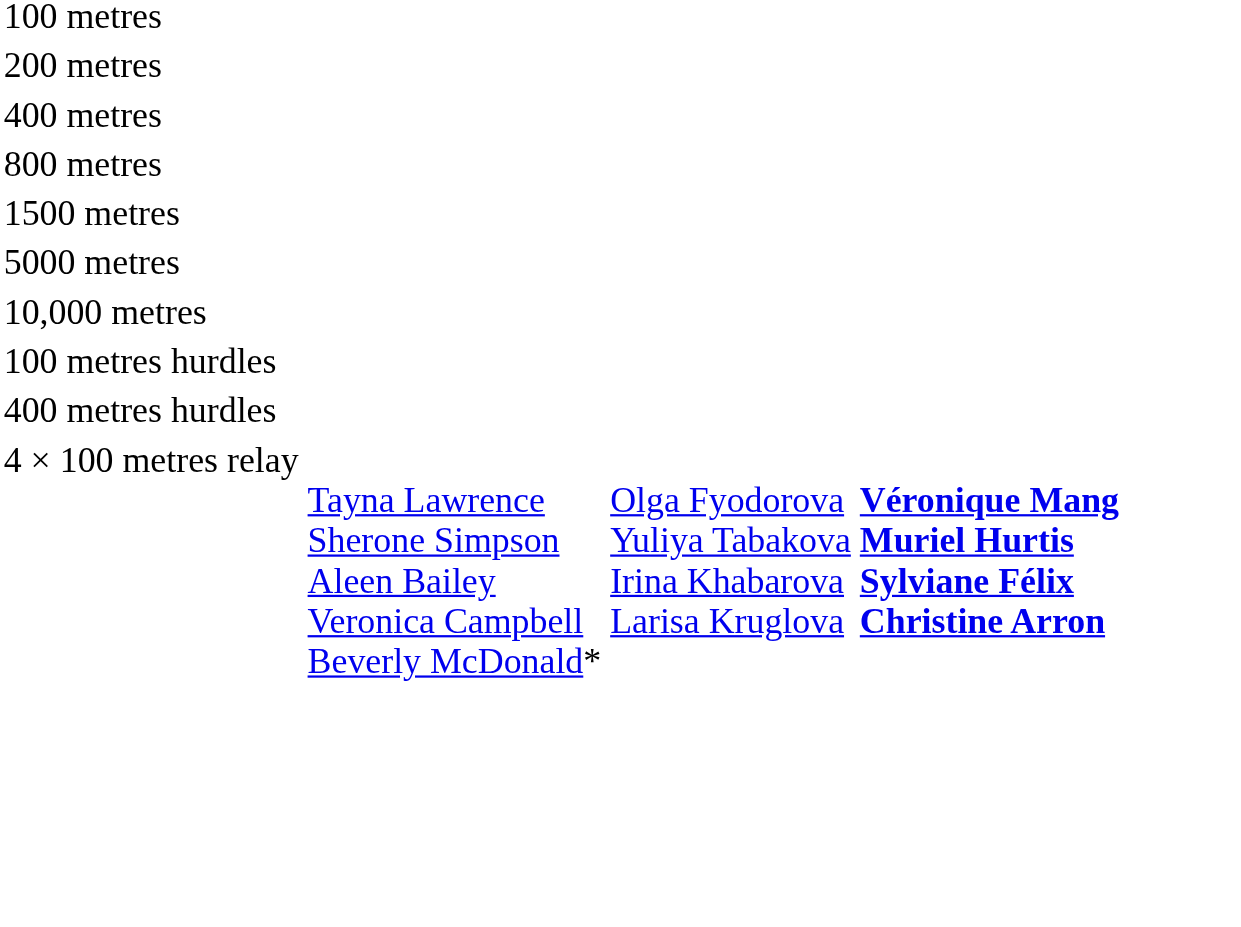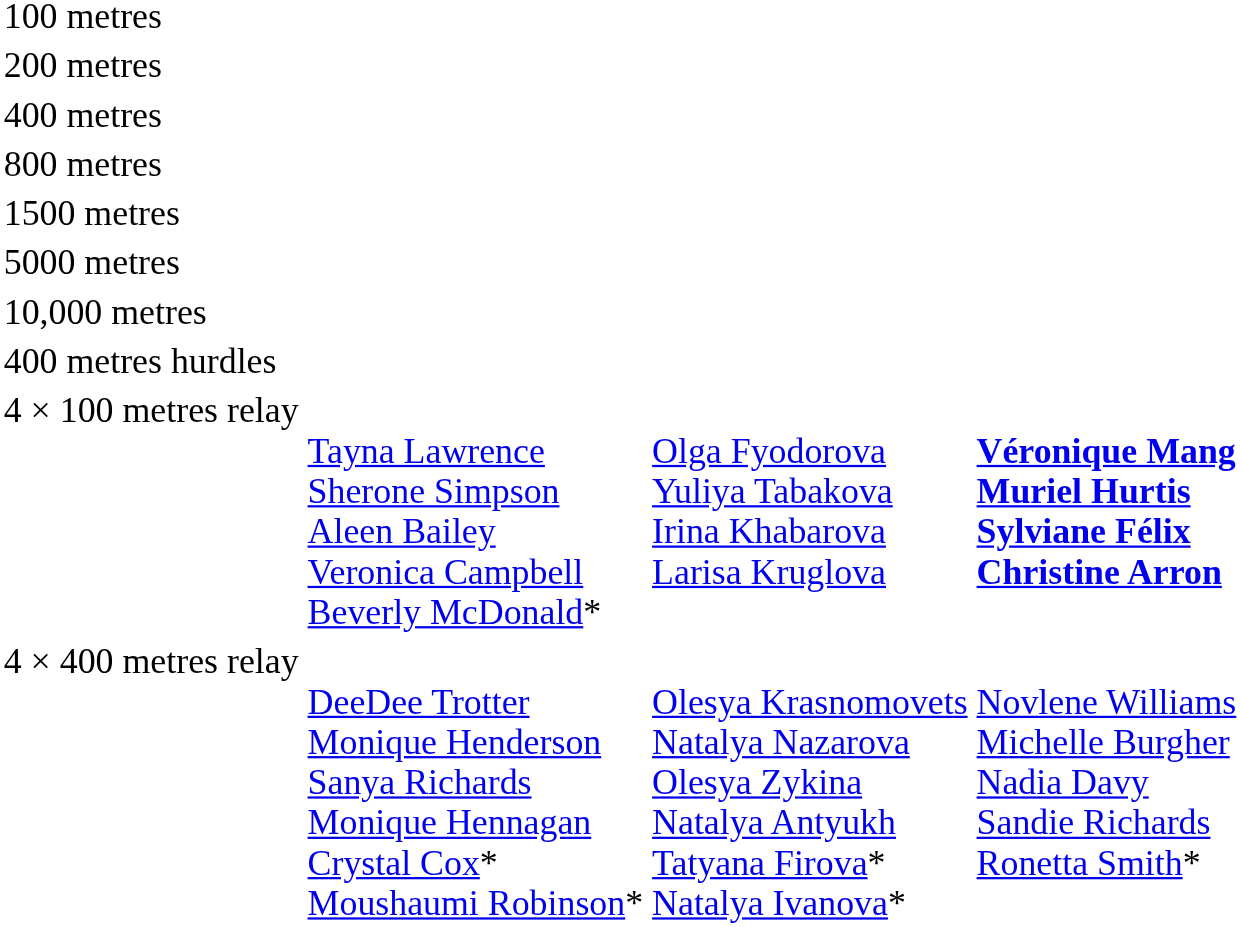- row: (140, 361)
+ row: (151, 661)
